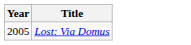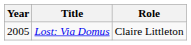+ column: (149, 13)
